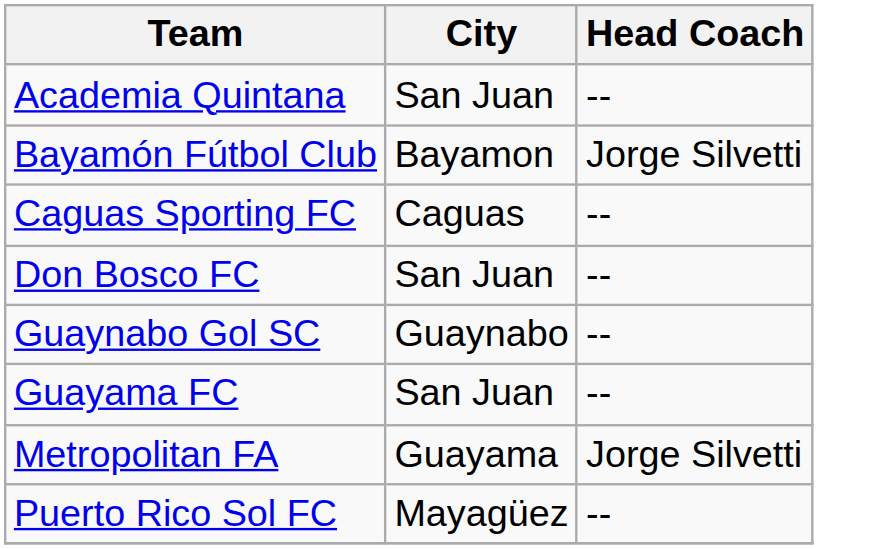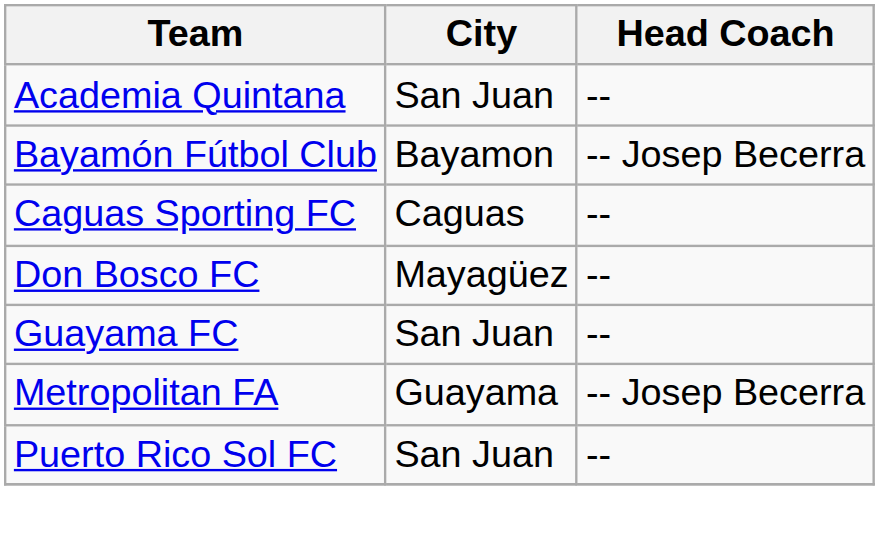(694, 154) Jorge Silvetti -> (726, 154) -- Josep Becerra
(474, 273) San Juan -> (482, 273) Mayagüez
- row: (167, 333)
(694, 453) Jorge Silvetti -> (726, 393) -- Josep Becerra
(482, 513) Mayagüez -> (474, 453) San Juan
